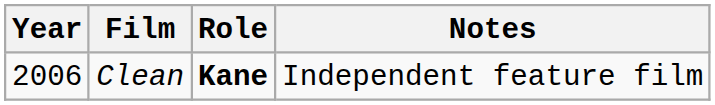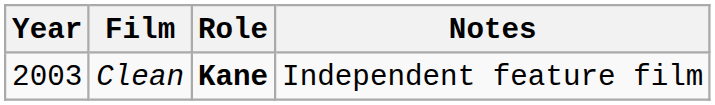(47, 77) 2006 -> (47, 77) 2003
